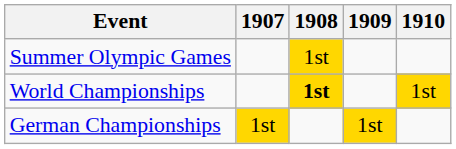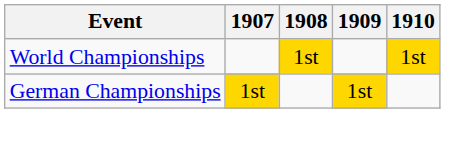- row: (120, 56)
(316, 90) bold -> (306, 56) normal
